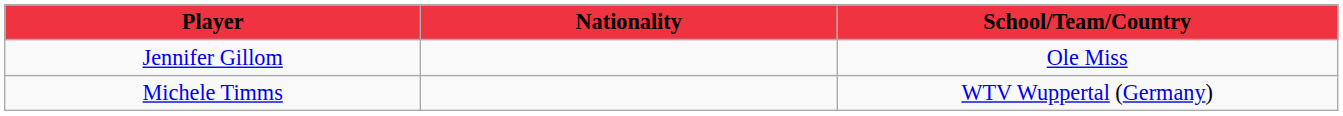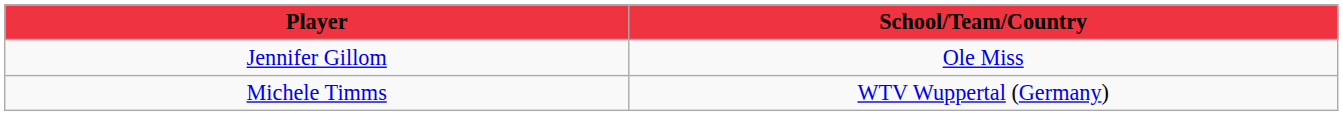- column: (629, 22)
